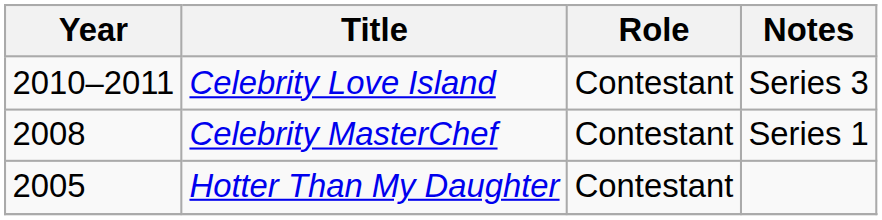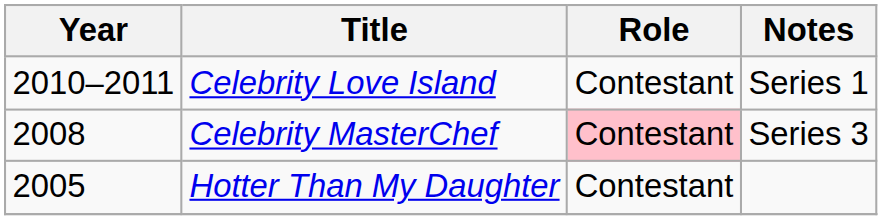(809, 82) Series 3 -> (809, 82) Series 1
(654, 134) no background -> (654, 134) pink background
(809, 134) Series 1 -> (809, 134) Series 3
